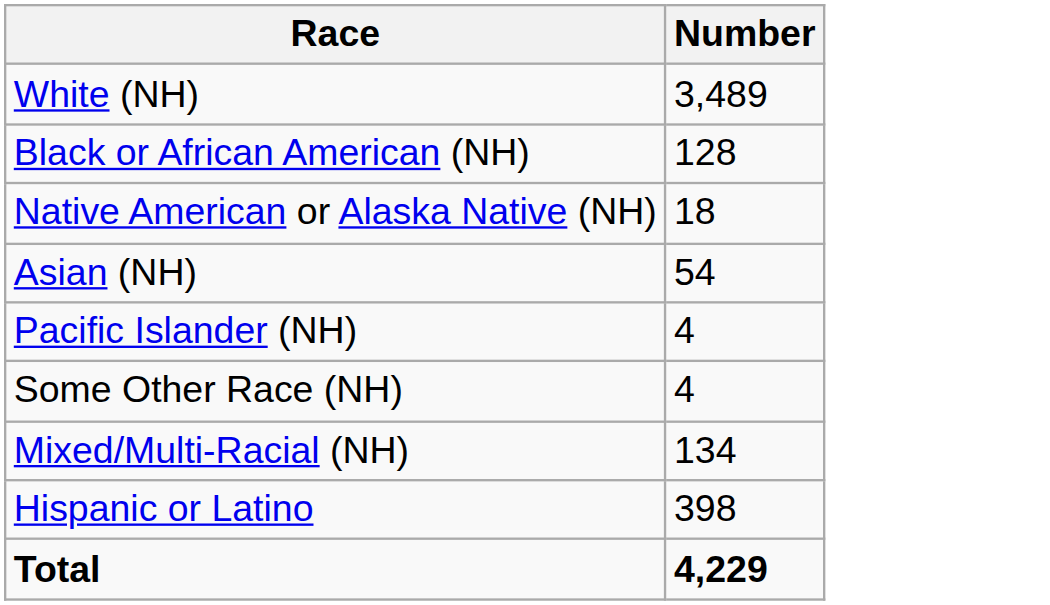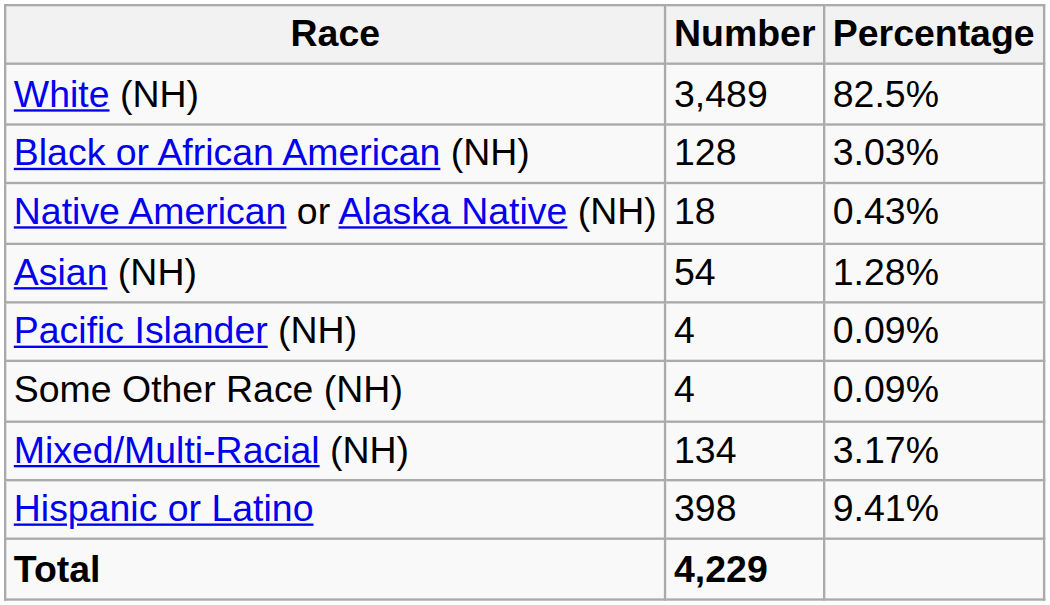+ column: (934, 34)
